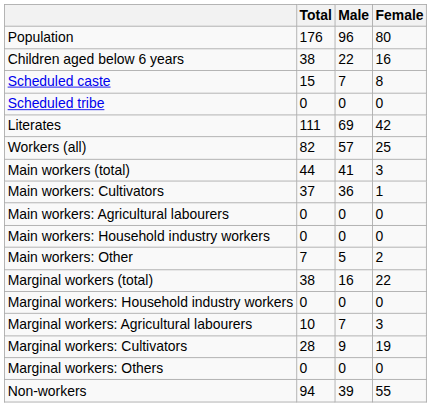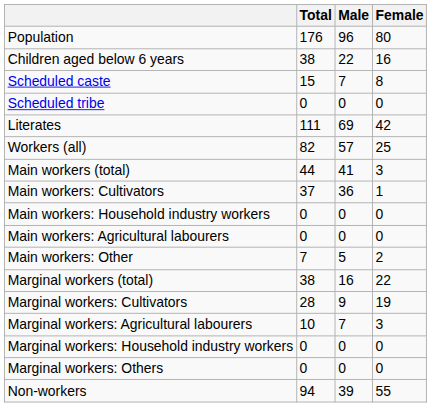rows swapped: (118, 214) <-> (139, 236)
rows swapped: (97, 346) <-> (150, 302)
